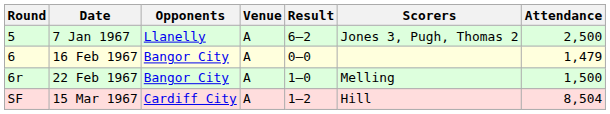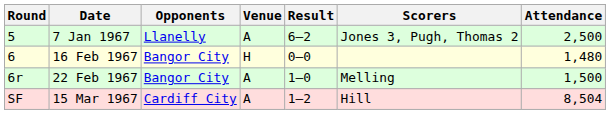(247, 57) A -> (247, 57) H
(583, 57) 1,479 -> (583, 57) 1,480
